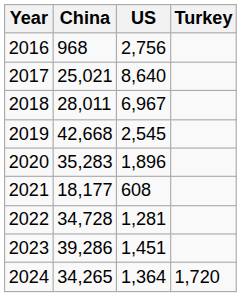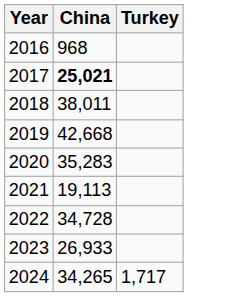- column: (144, 18)
(85, 76) normal -> (85, 76) bold
(84, 104) 28,011 -> (84, 104) 38,011
(85, 190) 18,177 -> (84, 190) 19,113
(85, 248) 39,286 -> (85, 248) 26,933
(197, 276) 1,720 -> (144, 276) 1,717
